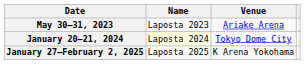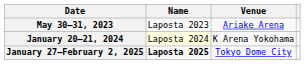(253, 39) Tokyo Dome City -> (253, 39) K Arena Yokohama
(178, 53) normal -> (178, 53) bold
(253, 53) K Arena Yokohama -> (253, 53) Tokyo Dome City
